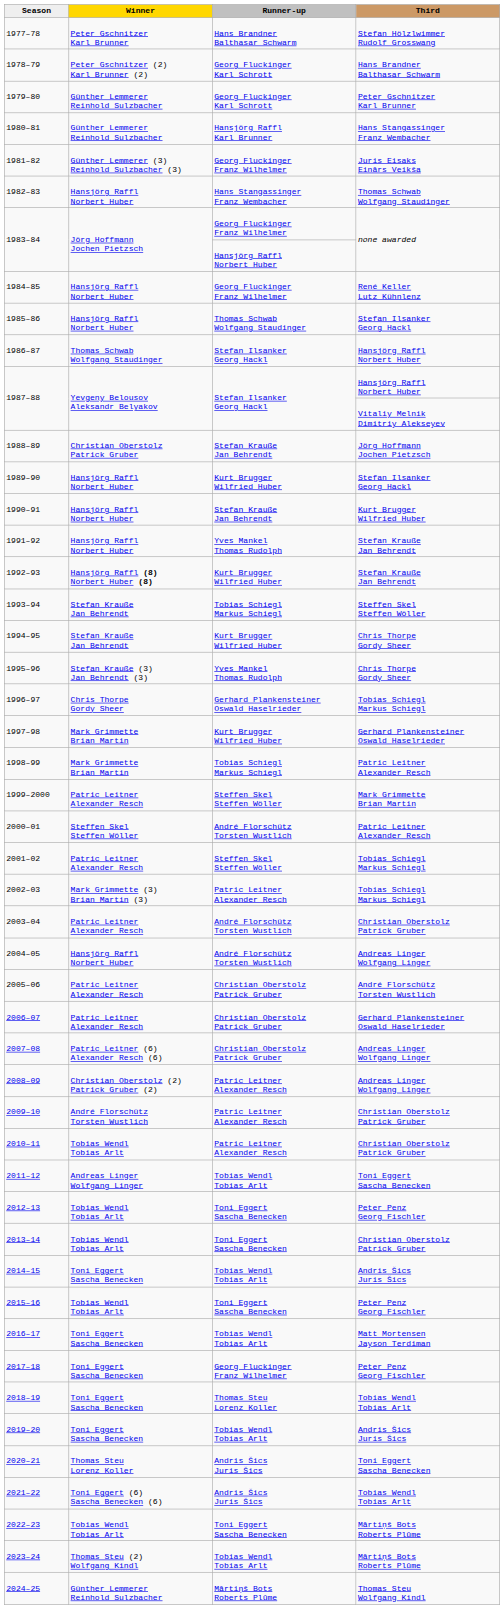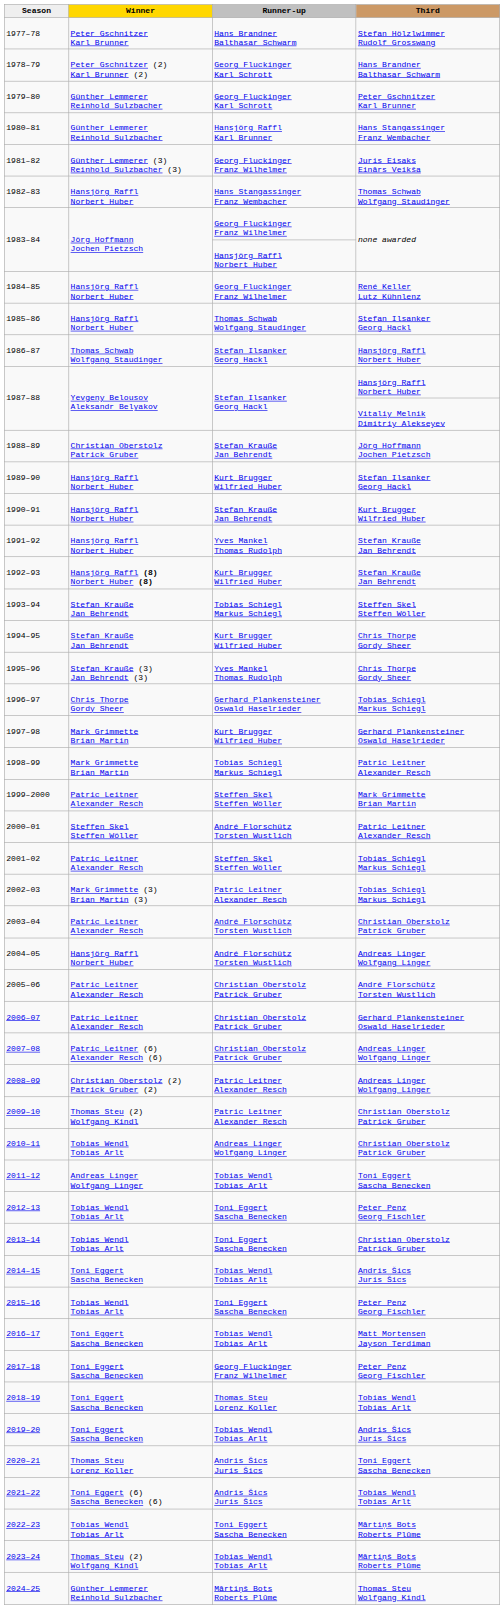(109, 1117) André Florschütz Torsten Wustlich -> (107, 1117) Thomas Steu (2) Wolfgang Kindl
(251, 1149) Patric Leitner Alexander Resch -> (251, 1149) Andreas Linger Wolfgang Linger
